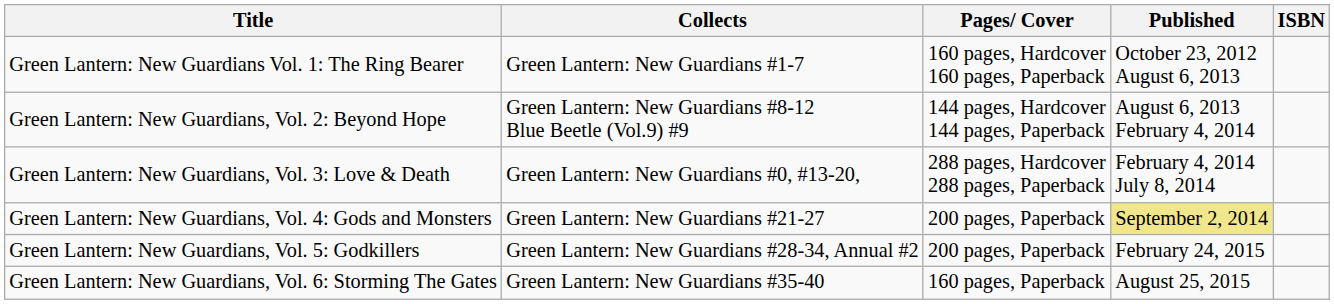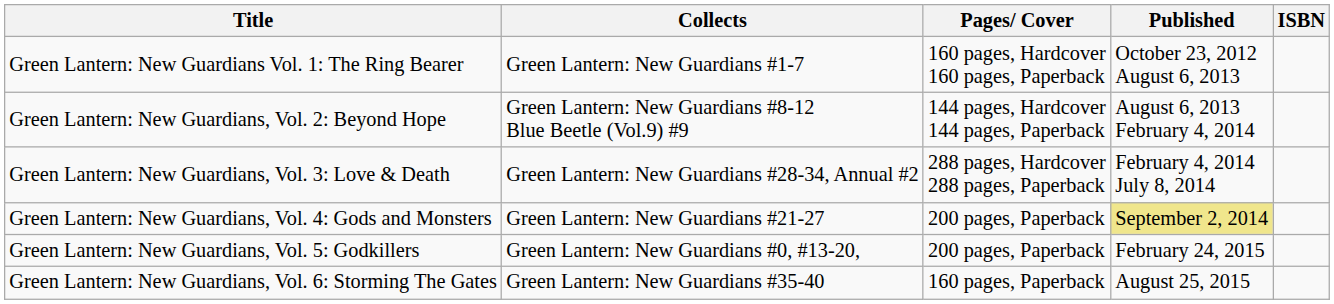(683, 174) Green Lantern: New Guardians #0, #13-20, -> (713, 174) Green Lantern: New Guardians #28-34, Annual #2
(713, 250) Green Lantern: New Guardians #28-34, Annual #2 -> (683, 250) Green Lantern: New Guardians #0, #13-20,
